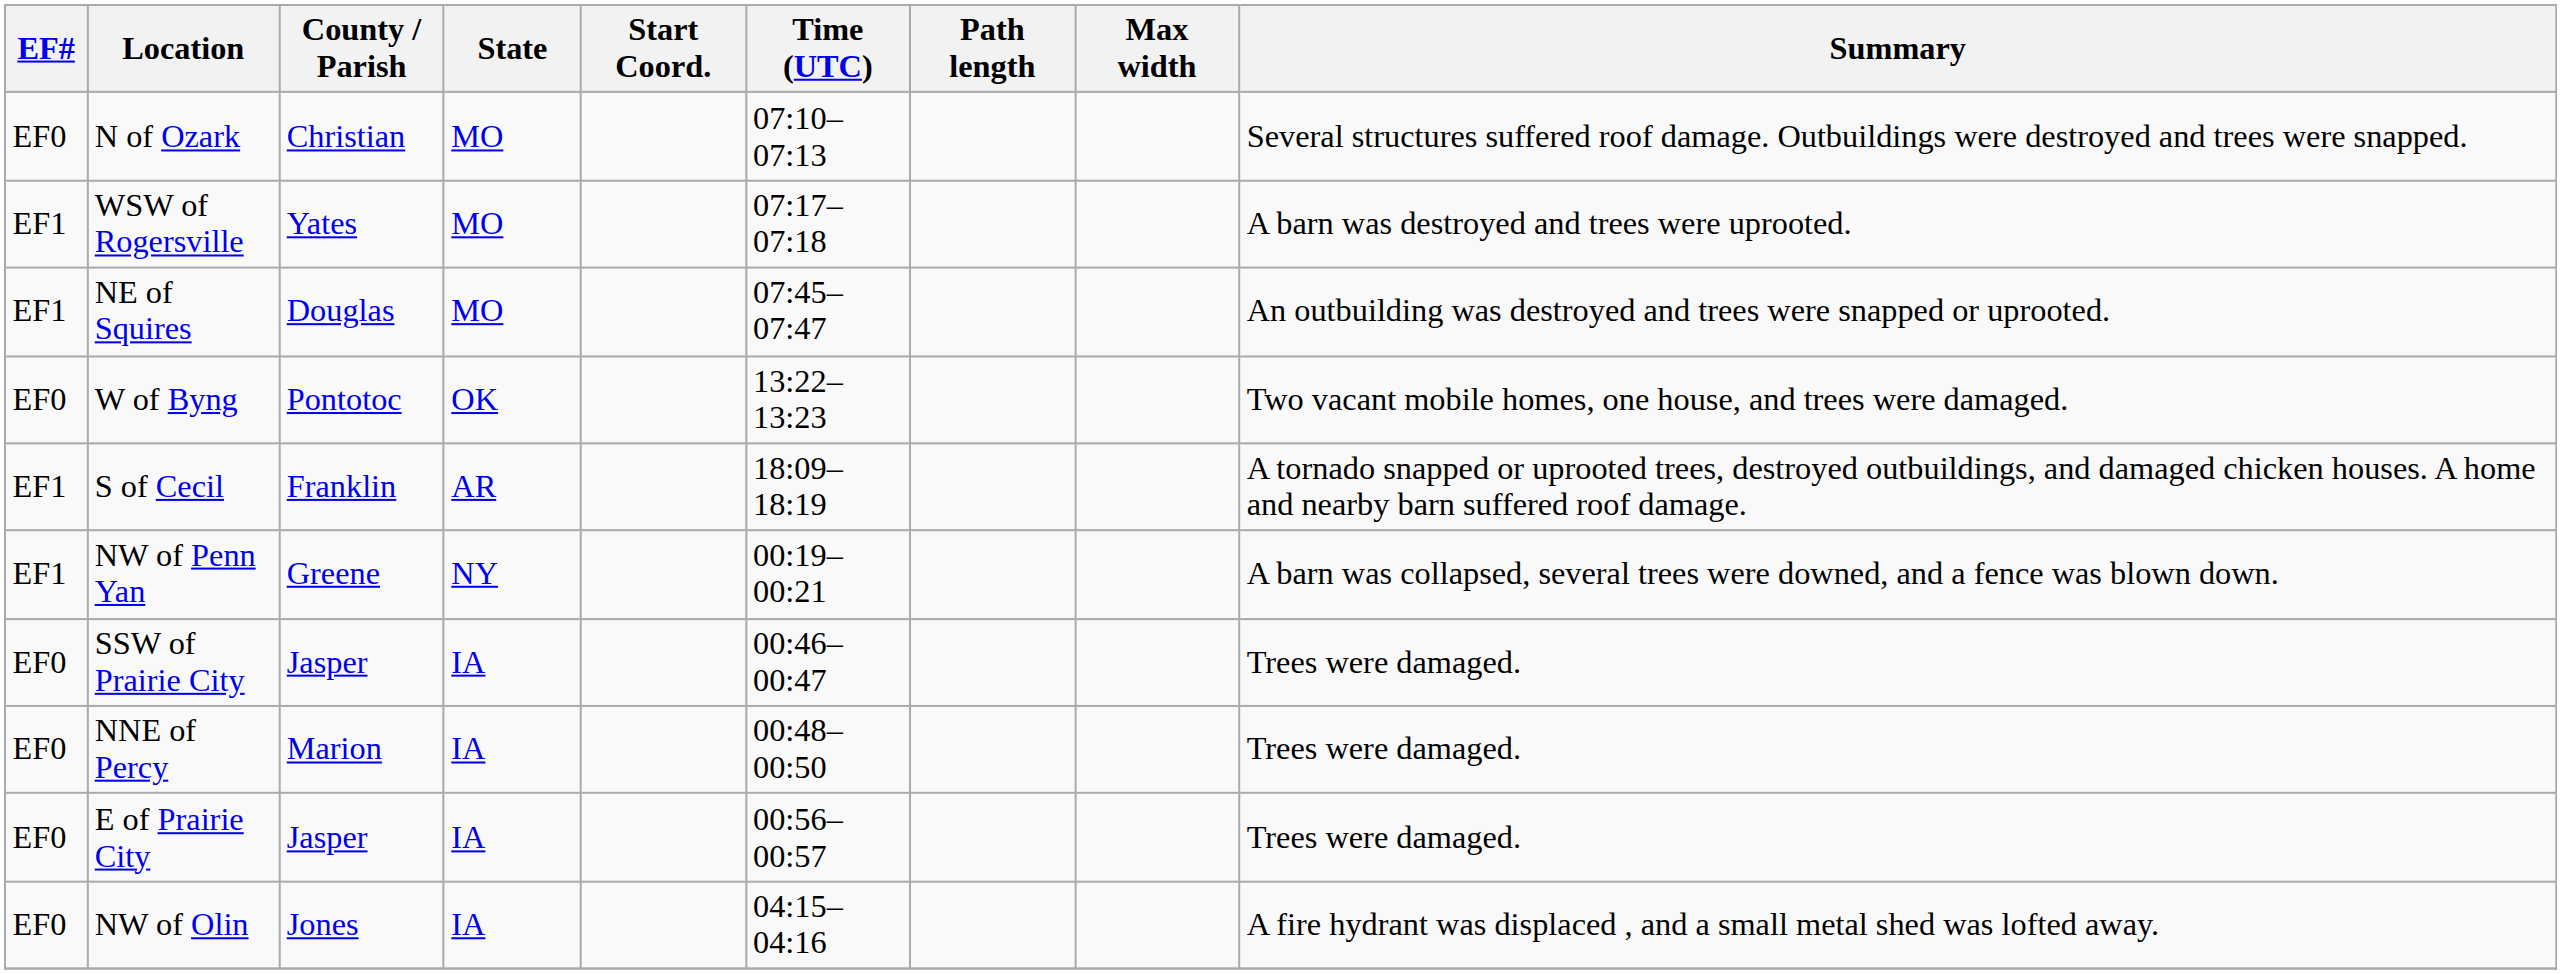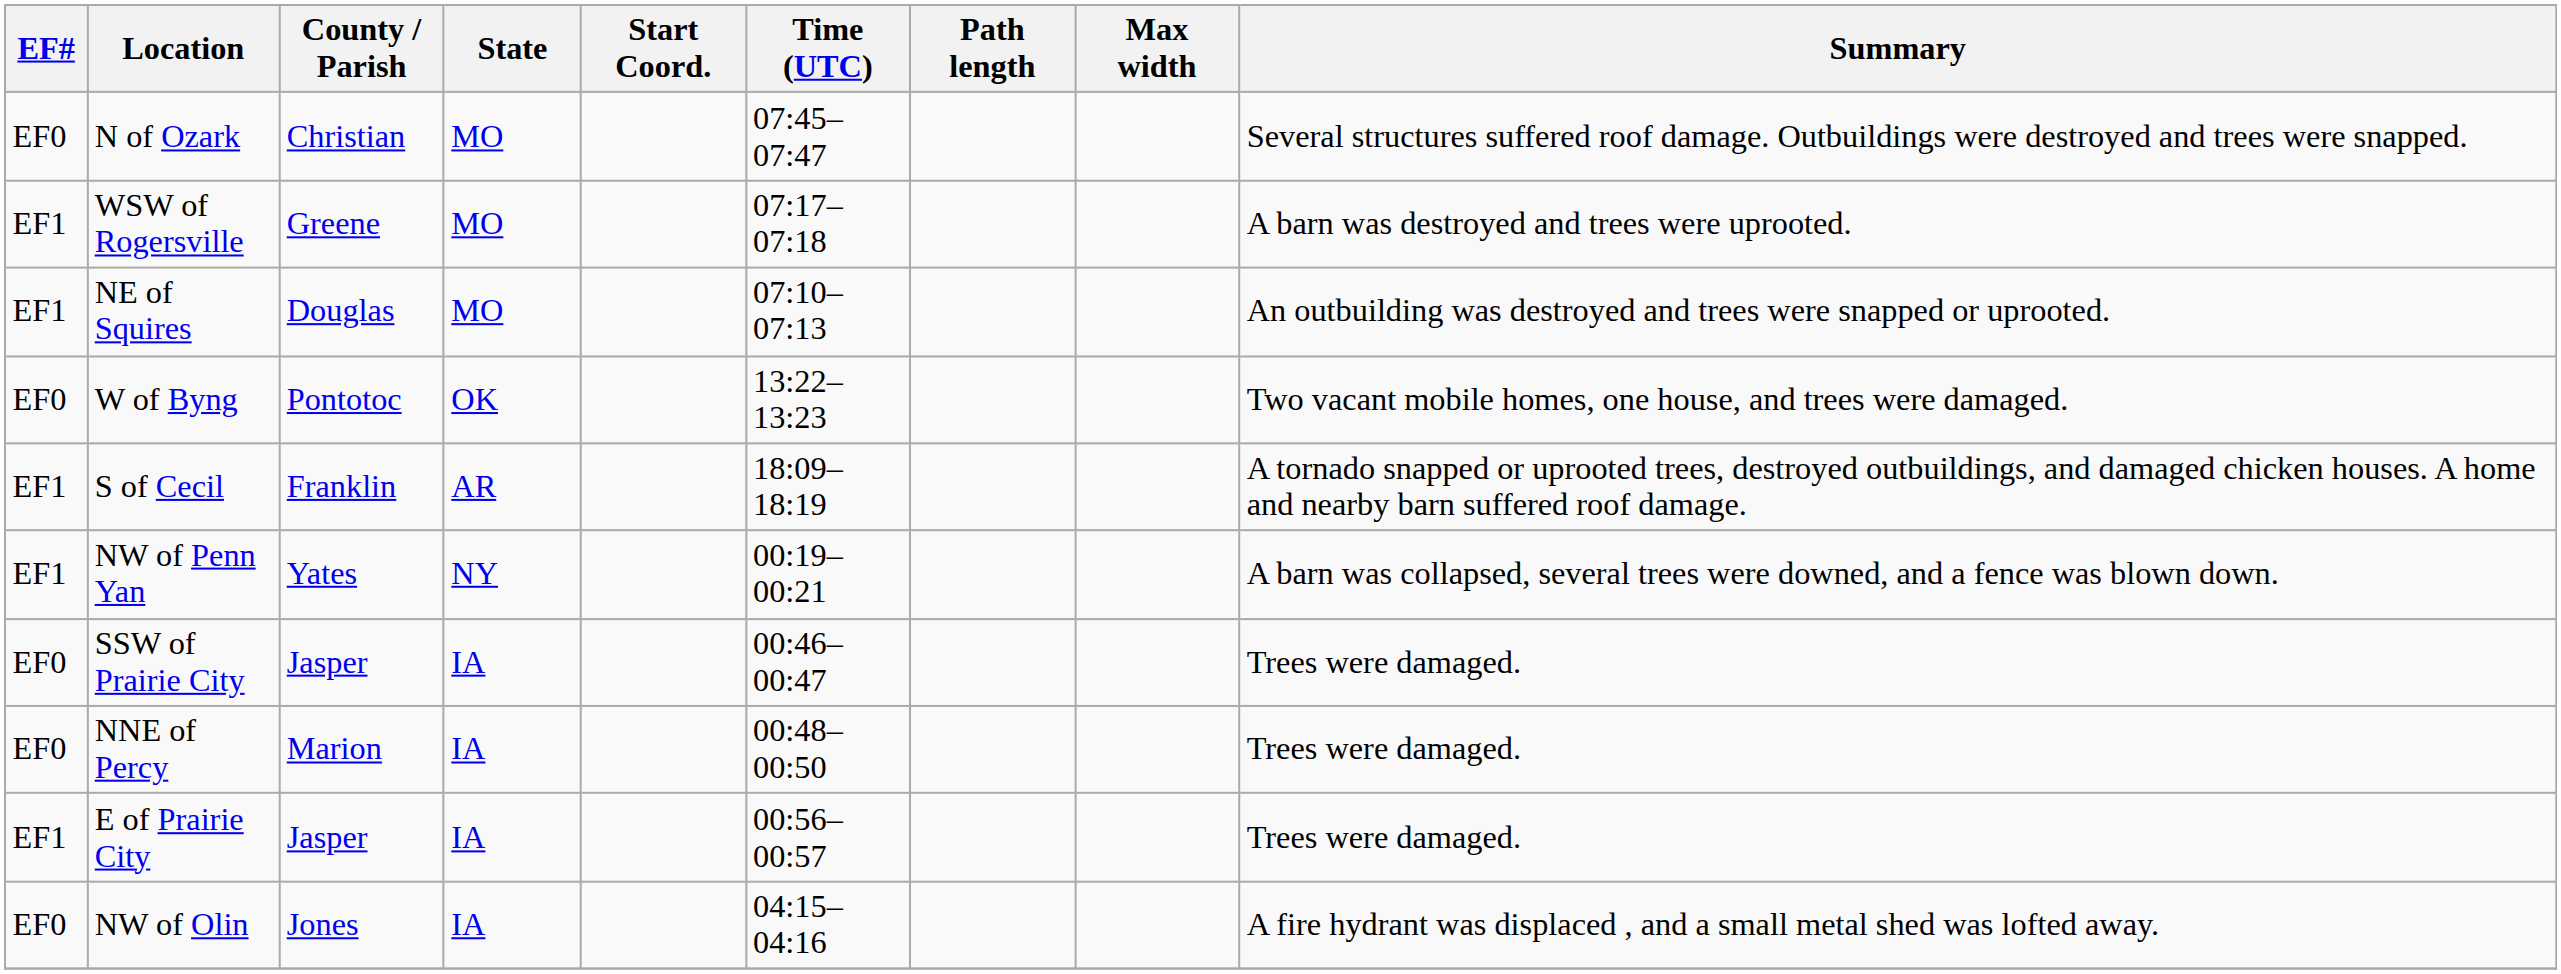(798, 135) 07:10–07:13 -> (798, 135) 07:45–07:47
(322, 223) Yates -> (333, 223) Greene
(798, 311) 07:45–07:47 -> (798, 311) 07:10–07:13
(333, 574) Greene -> (322, 574) Yates
(39, 836) EF0 -> (39, 836) EF1
